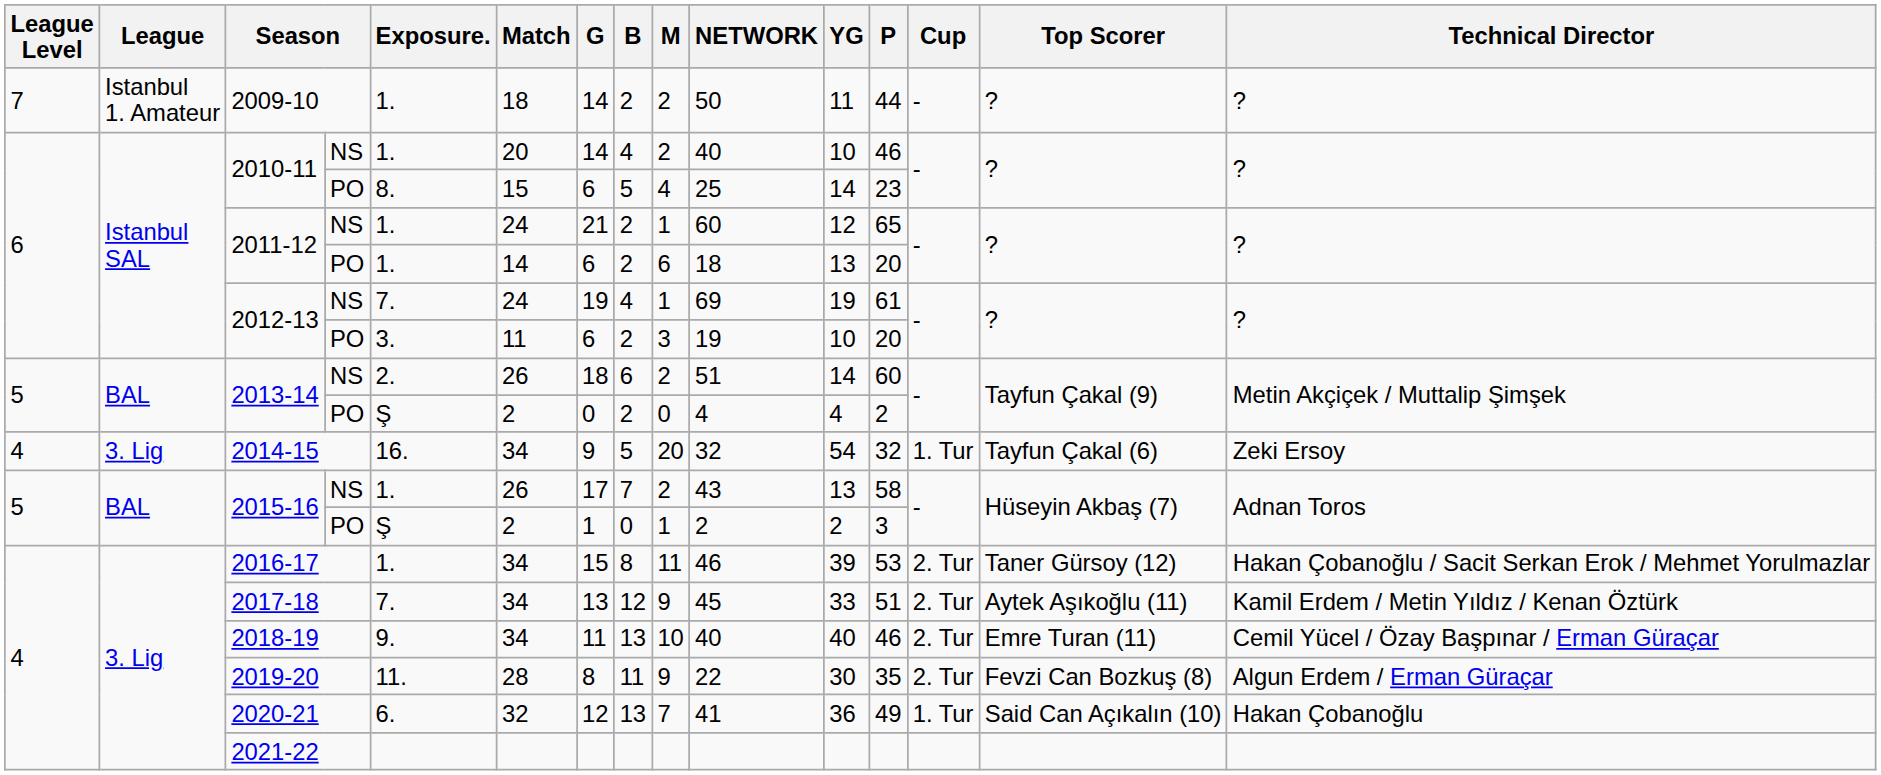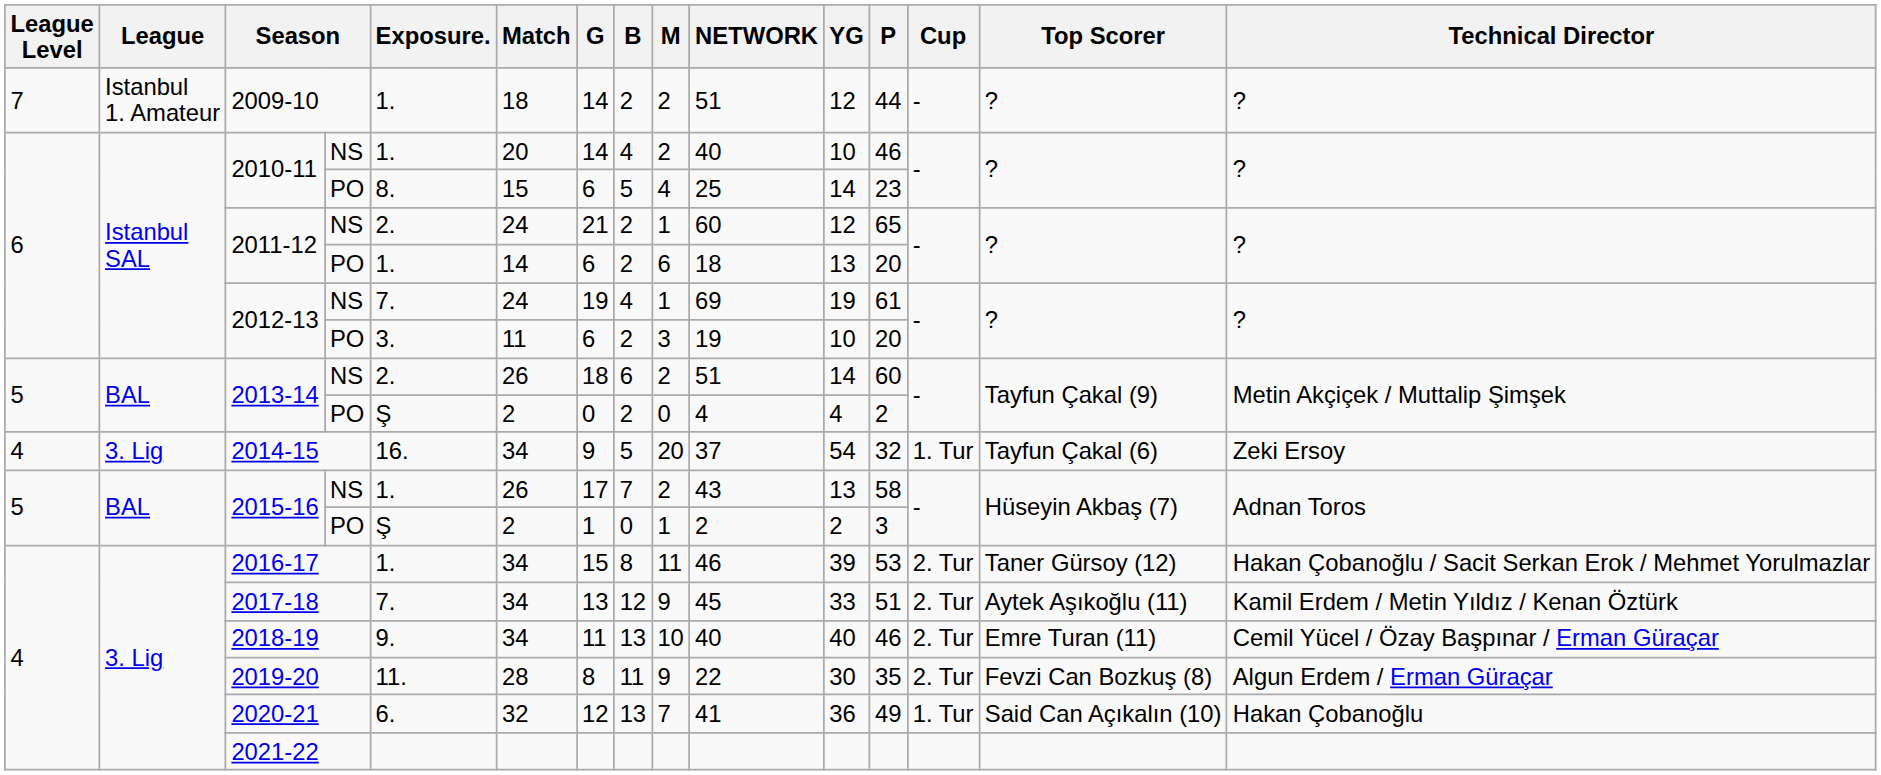(708, 100) 50 -> (708, 100) 51
(842, 100) 11 -> (843, 100) 12
(386, 226) 1. -> (386, 226) 2.
(708, 451) 32 -> (708, 451) 37
